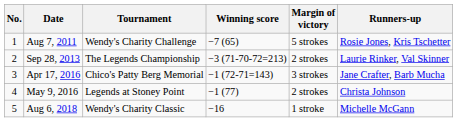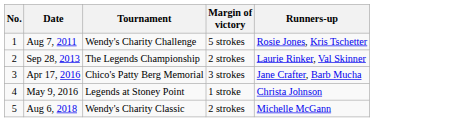- column: (247, 19)
(310, 92) 2 strokes -> (224, 92) 1 stroke
(308, 109) 1 stroke -> (226, 109) 2 strokes
